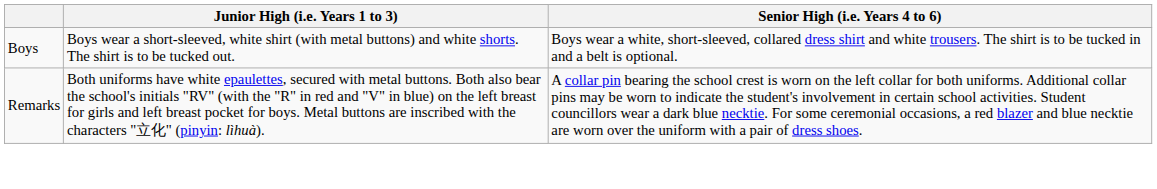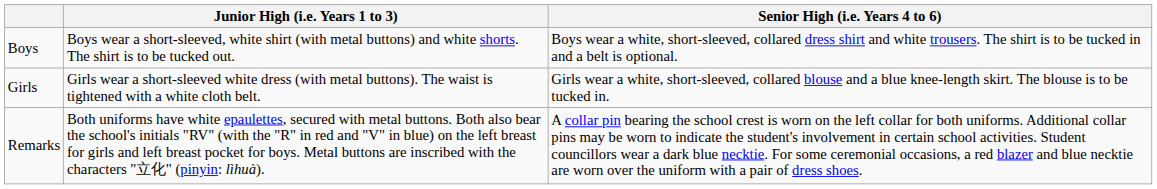+ row: (23, 87)
